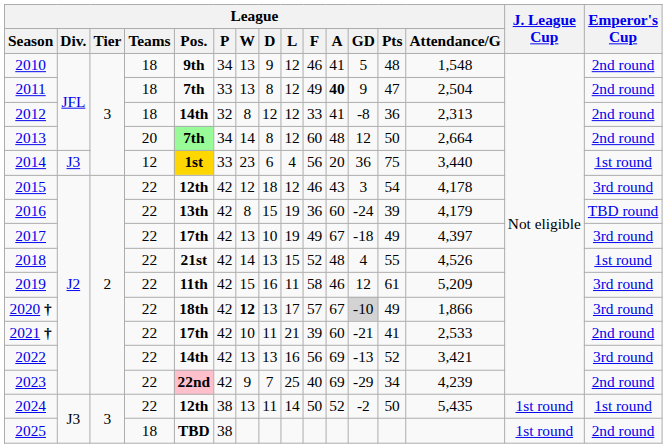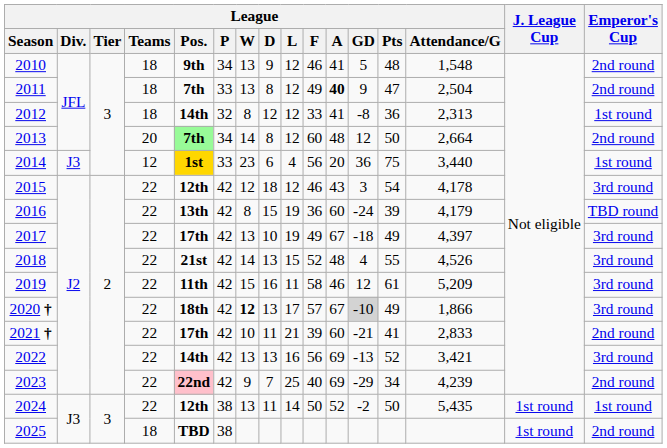(623, 114) 2nd round -> (623, 114) 1st round
(623, 260) 1st round -> (623, 260) 3rd round
(455, 333) 2,533 -> (455, 333) 2,833
